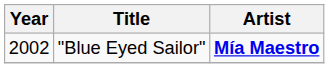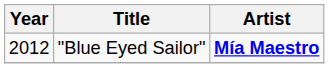(29, 47) 2002 -> (29, 47) 2012
